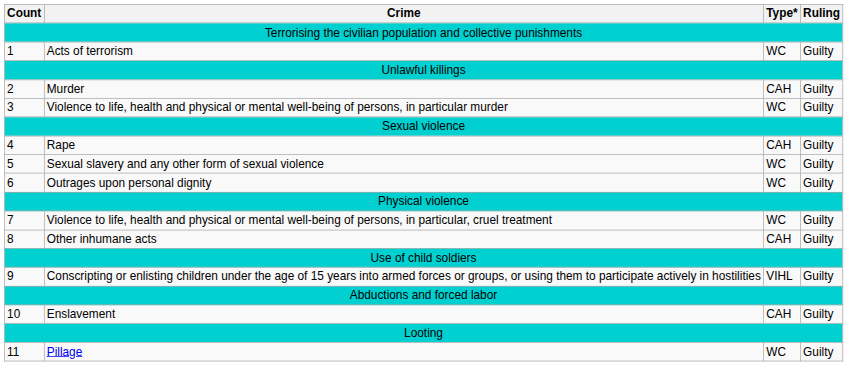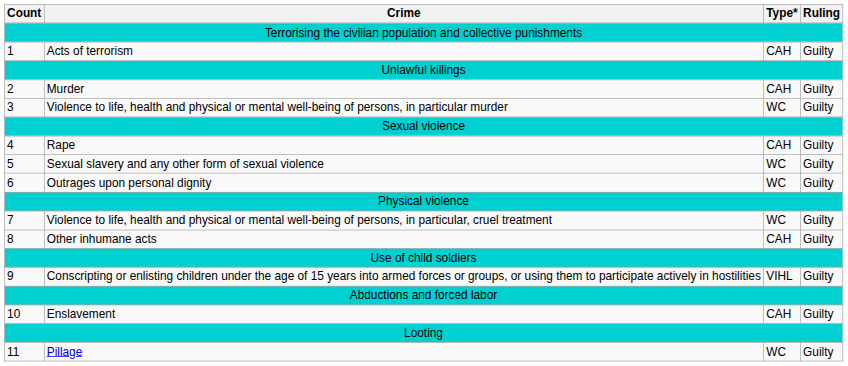(776, 51) WC -> (779, 51) CAH
